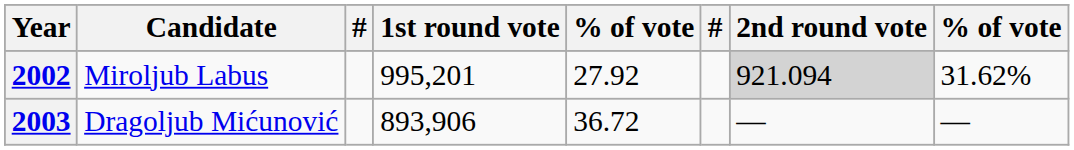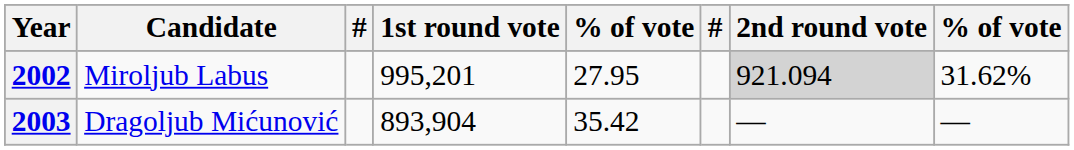(606, 74) 27.92 -> (606, 74) 27.95
(428, 121) 893,906 -> (428, 121) 893,904
(606, 121) 36.72 -> (606, 121) 35.42
